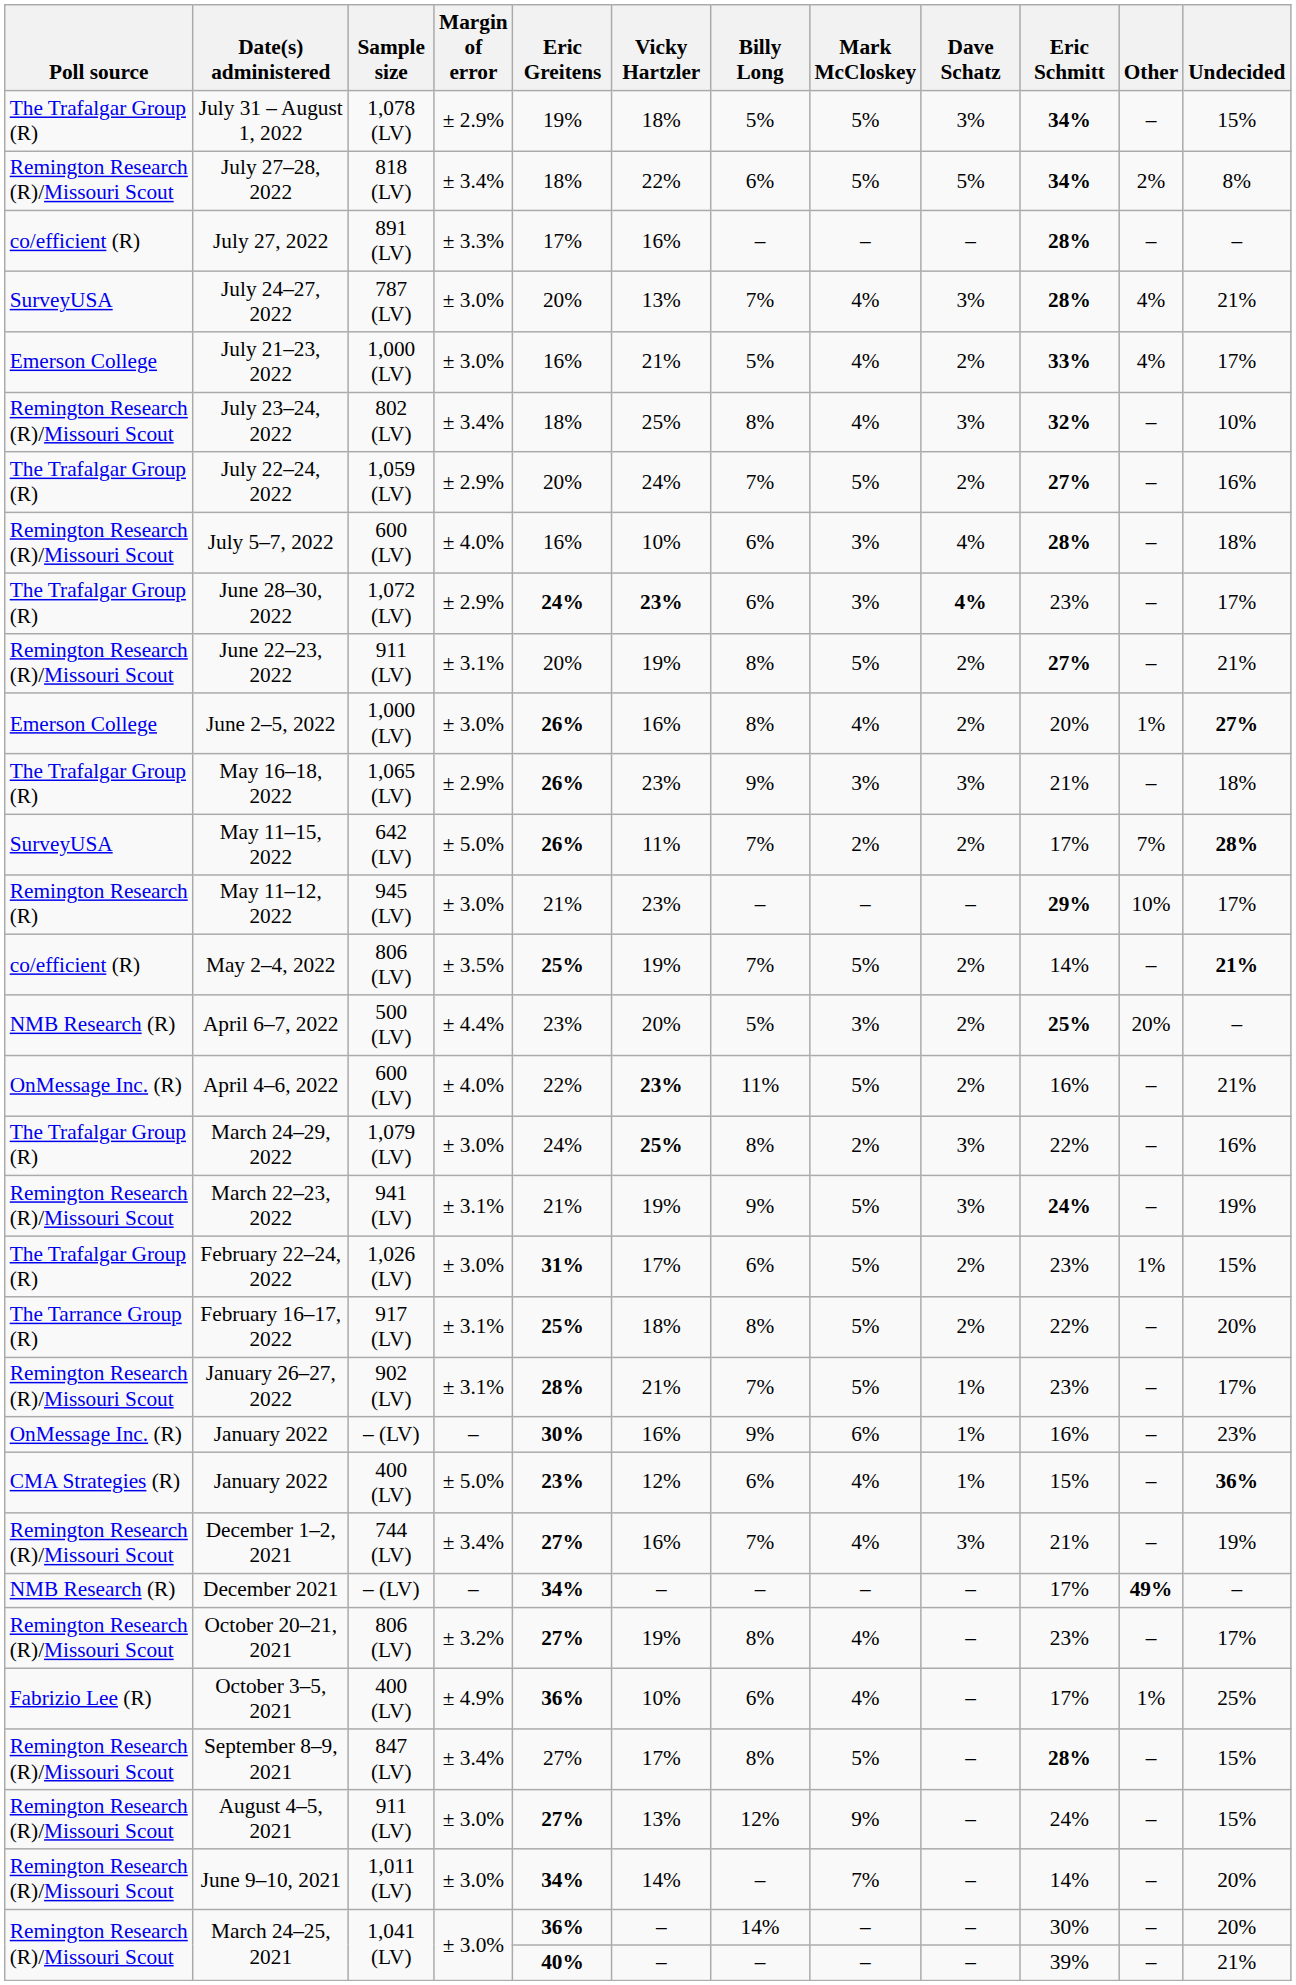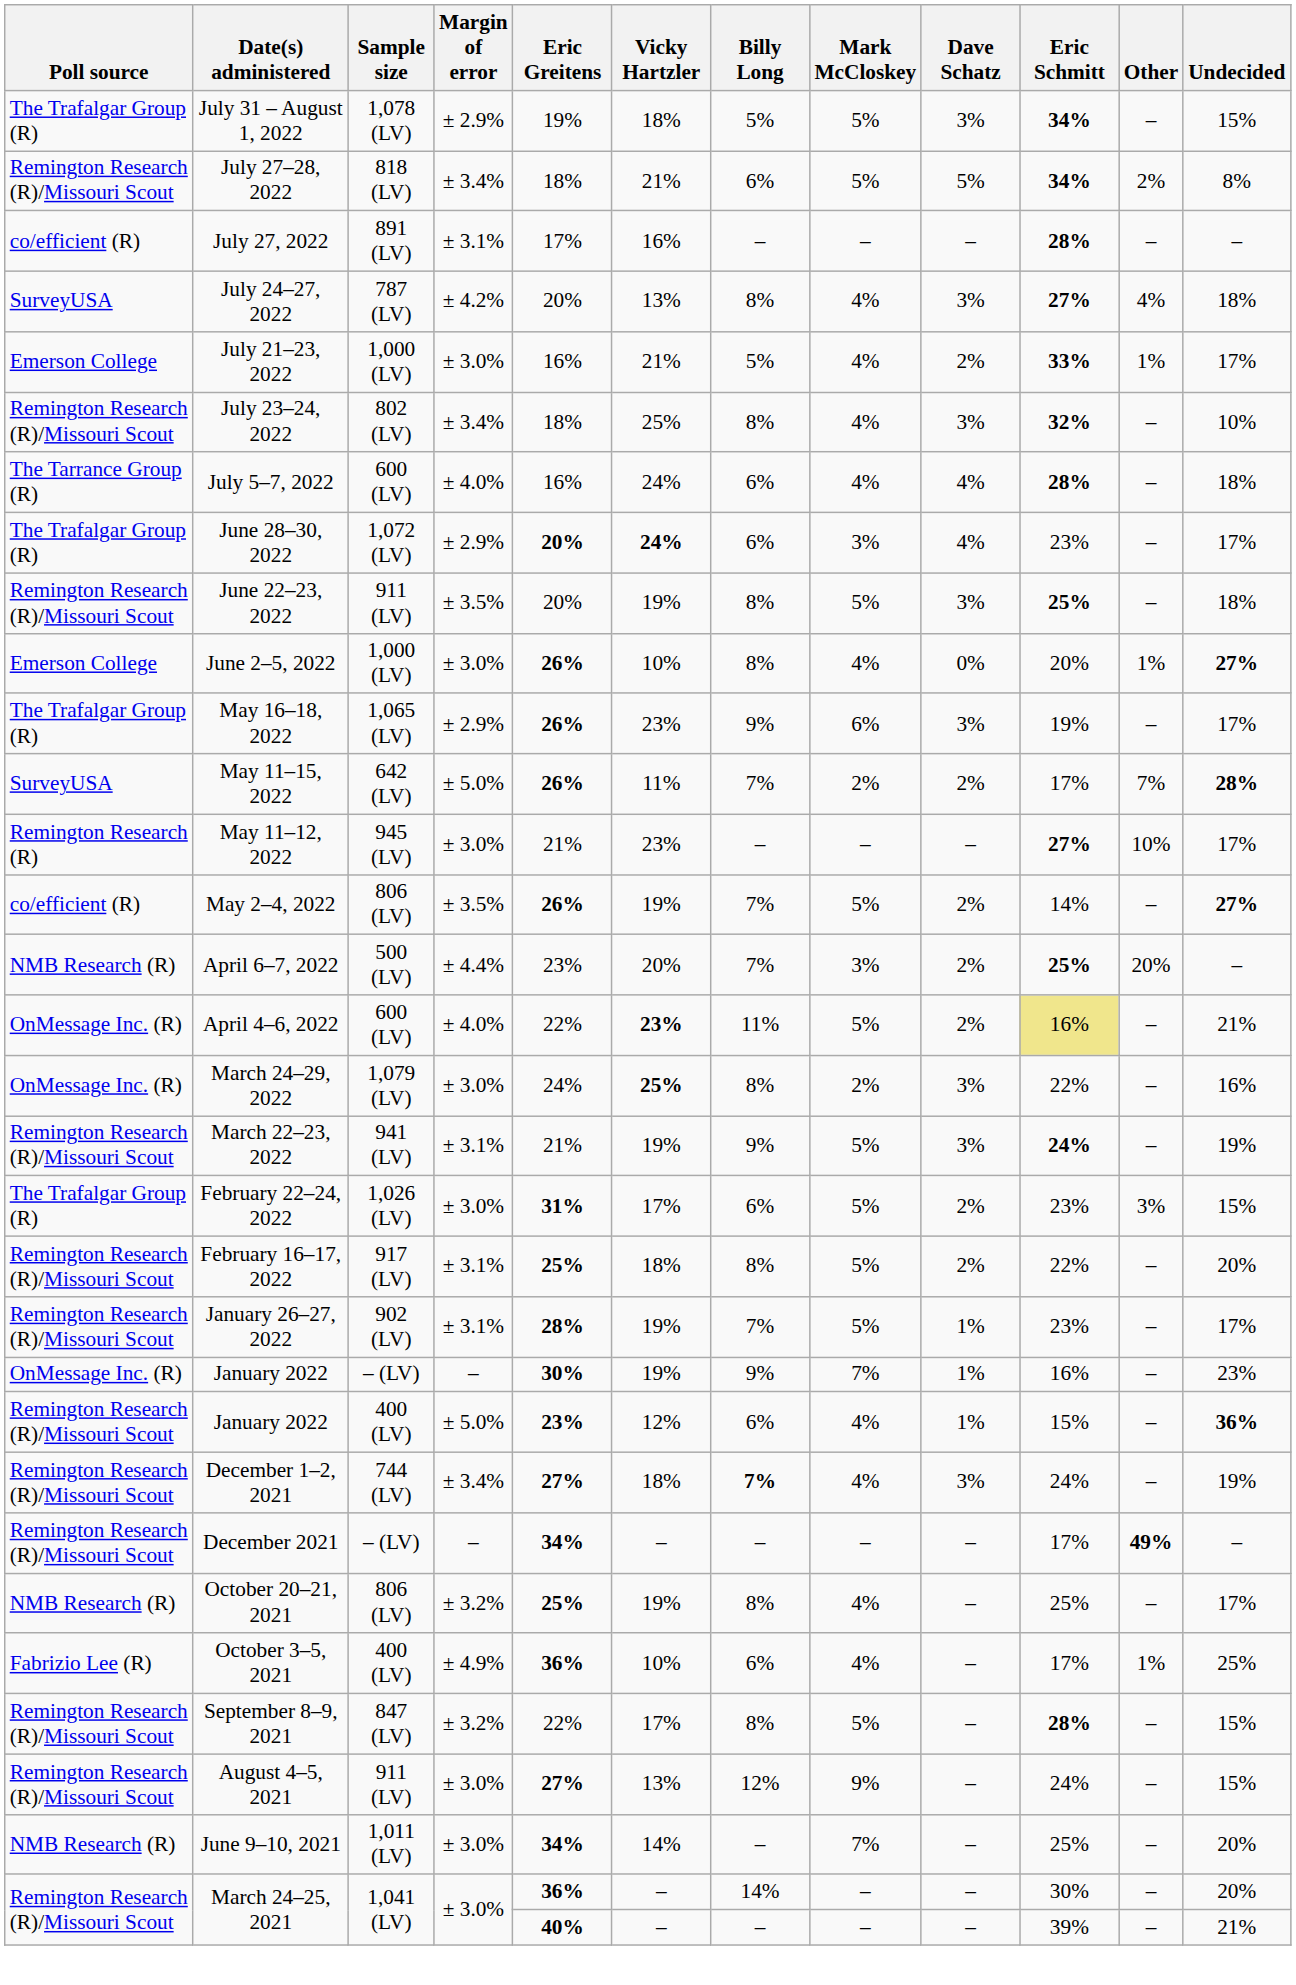(661, 180) 22% -> (661, 180) 21%
(473, 241) ± 3.3% -> (473, 241) ± 3.1%
(473, 301) ± 3.0% -> (473, 301) ± 4.2%
(760, 301) 7% -> (760, 301) 8%
(1069, 301) 28% -> (1069, 301) 27%
(1237, 301) 21% -> (1237, 301) 18%
(1151, 361) 4% -> (1151, 361) 1%
- row: (271, 482)
(99, 542) Remington Research (R)/Missouri Scout -> (96, 482) The Tarrance Group (R)
(661, 542) 10% -> (661, 482) 24%
(865, 542) 3% -> (865, 482) 4%
(562, 602) 24% -> (562, 542) 20%
(661, 602) 23% -> (661, 542) 24%
(971, 602) bold -> (971, 542) normal
(473, 663) ± 3.1% -> (473, 602) ± 3.5%
(971, 663) 2% -> (971, 602) 3%
(1069, 663) 27% -> (1069, 602) 25%
(1237, 663) 21% -> (1237, 602) 18%
(661, 723) 16% -> (661, 663) 10%
(971, 723) 2% -> (971, 663) 0%
(865, 783) 3% -> (865, 723) 6%
(1069, 783) 21% -> (1069, 723) 19%
(1237, 783) 18% -> (1237, 723) 17%
(1069, 904) 29% -> (1069, 844) 27%
(562, 964) 25% -> (562, 904) 26%
(1237, 964) 21% -> (1237, 904) 27%
(760, 1025) 5% -> (760, 964) 7%
(1069, 1085) no background -> (1069, 1025) khaki background
(98, 1145) The Trafalgar Group (R) -> (96, 1085) OnMessage Inc. (R)
(1151, 1266) 1% -> (1151, 1206) 3%
(96, 1326) The Tarrance Group (R) -> (99, 1266) Remington Research (R)/Missouri Scout
(661, 1387) 21% -> (661, 1326) 19%
(661, 1434) 16% -> (661, 1374) 19%
(865, 1434) 6% -> (865, 1374) 7%
(95, 1482) CMA Strategies (R) -> (99, 1422) Remington Research (R)/Missouri Scout
(661, 1542) 16% -> (661, 1482) 18%
(760, 1542) normal -> (760, 1482) bold
(1069, 1542) 21% -> (1069, 1482) 24%
(93, 1590) NMB Research (R) -> (99, 1542) Remington Research (R)/Missouri Scout
(99, 1638) Remington Research (R)/Missouri Scout -> (93, 1603) NMB Research (R)
(562, 1638) 27% -> (562, 1603) 25%
(1069, 1638) 23% -> (1069, 1603) 25%
(473, 1758) ± 3.4% -> (473, 1723) ± 3.2%
(562, 1758) 27% -> (562, 1723) 22%
(99, 1879) Remington Research (R)/Missouri Scout -> (93, 1844) NMB Research (R)
(1069, 1879) 14% -> (1069, 1844) 25%
